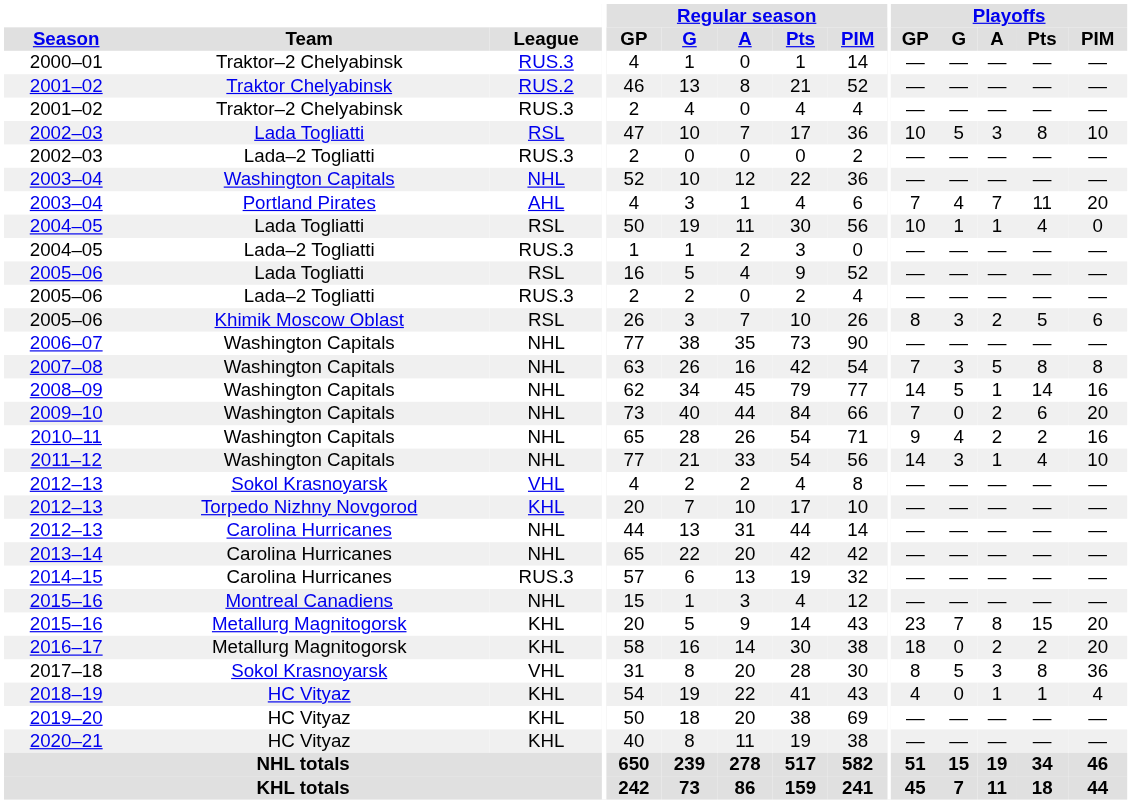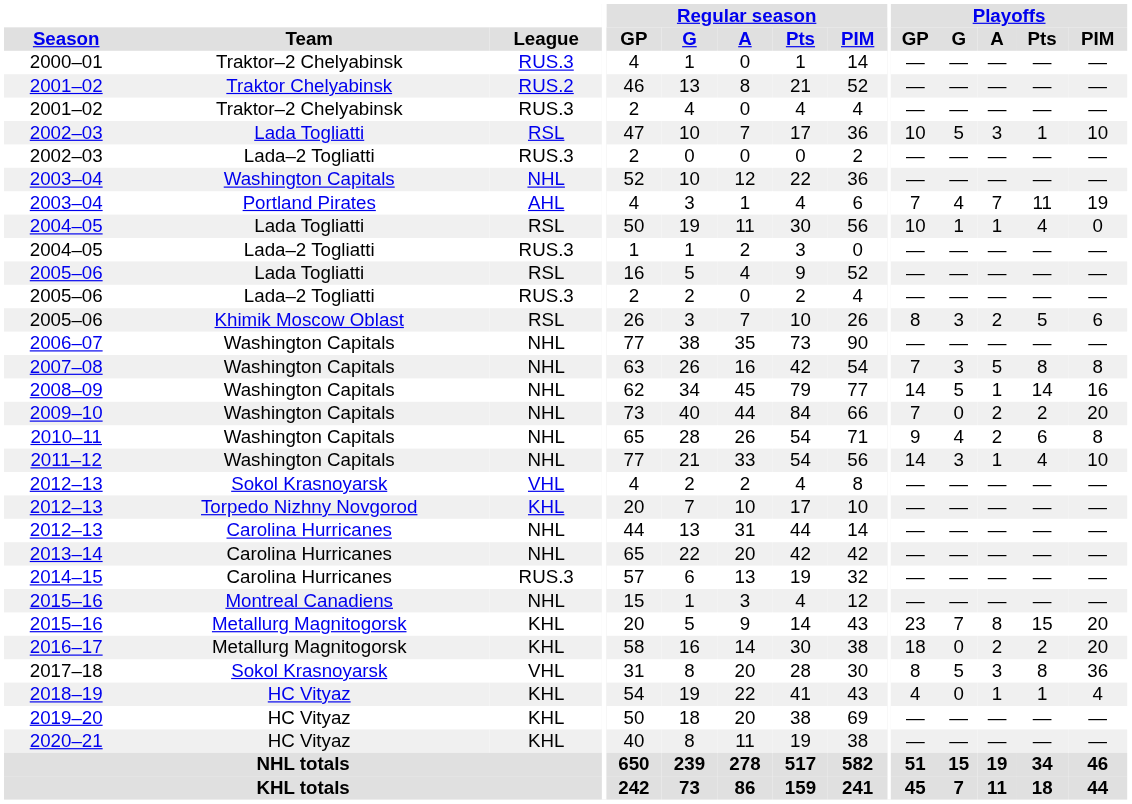(1042, 132) 8 -> (1042, 132) 1
(1098, 202) 20 -> (1098, 202) 19
(1042, 413) 6 -> (1042, 413) 2
(1042, 436) 2 -> (1042, 436) 6
(1098, 436) 16 -> (1098, 436) 8
